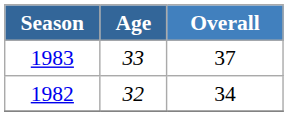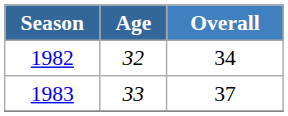rows swapped: (52, 93) <-> (52, 58)
